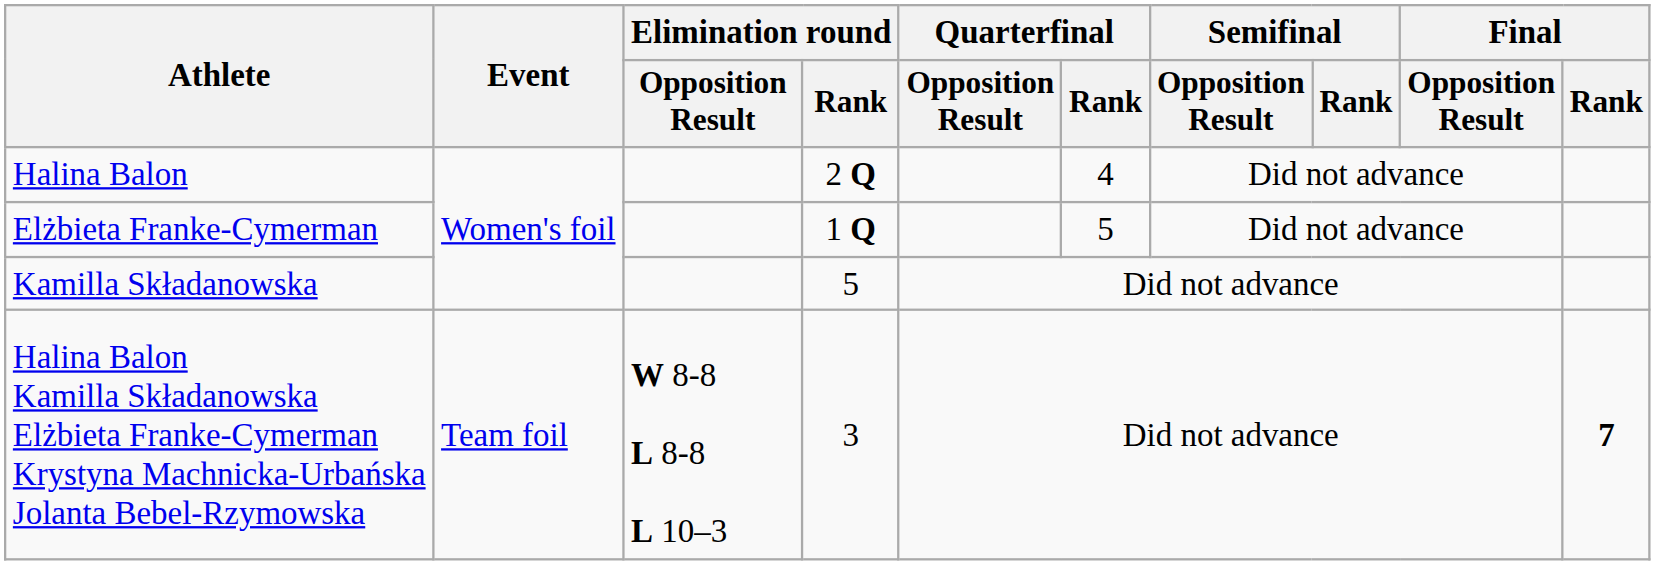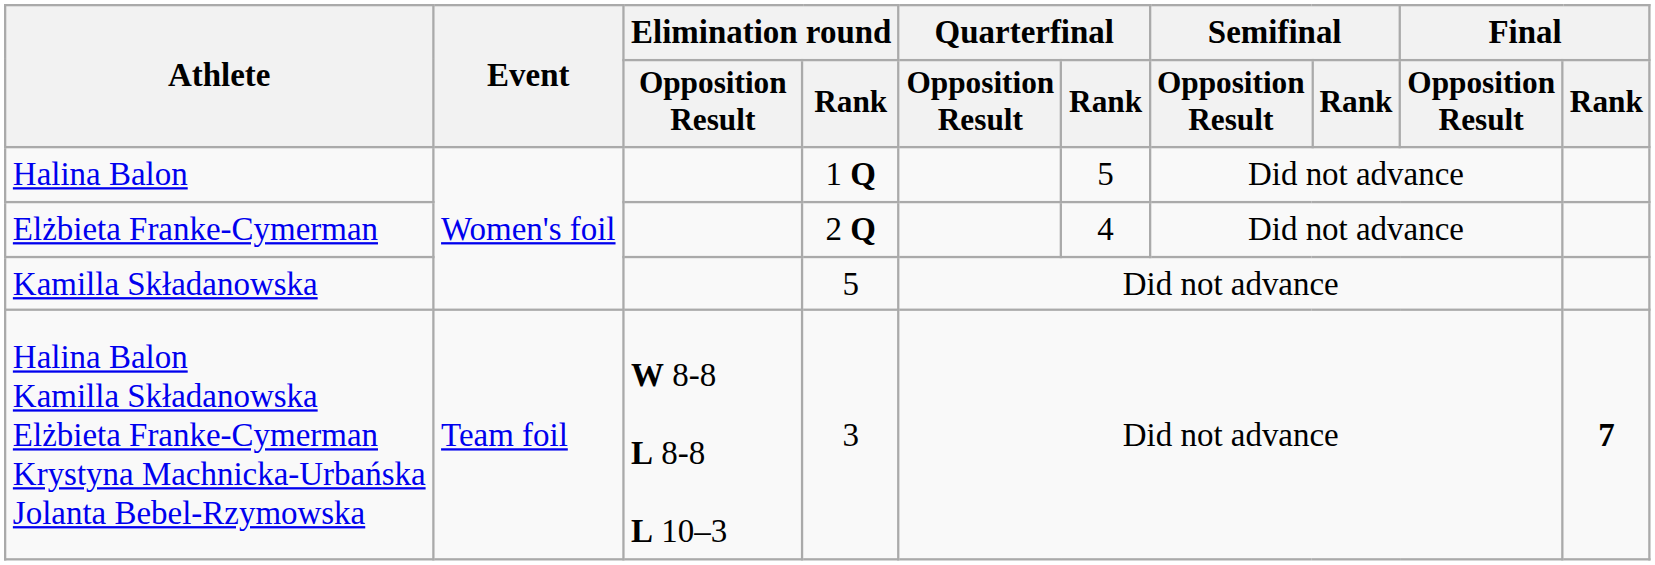(851, 174) 2 Q -> (851, 174) 1 Q
(1106, 174) 4 -> (1106, 174) 5
(851, 228) 1 Q -> (851, 228) 2 Q
(1106, 228) 5 -> (1106, 228) 4
